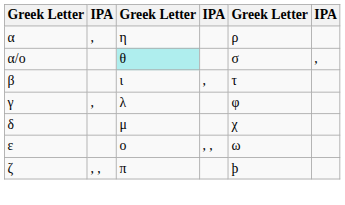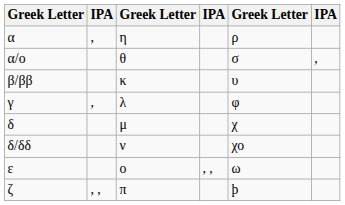(123, 59) paleturquoise background -> (123, 59) no background
- row: (11, 80)
+ row: (20, 80)
+ row: (19, 146)
